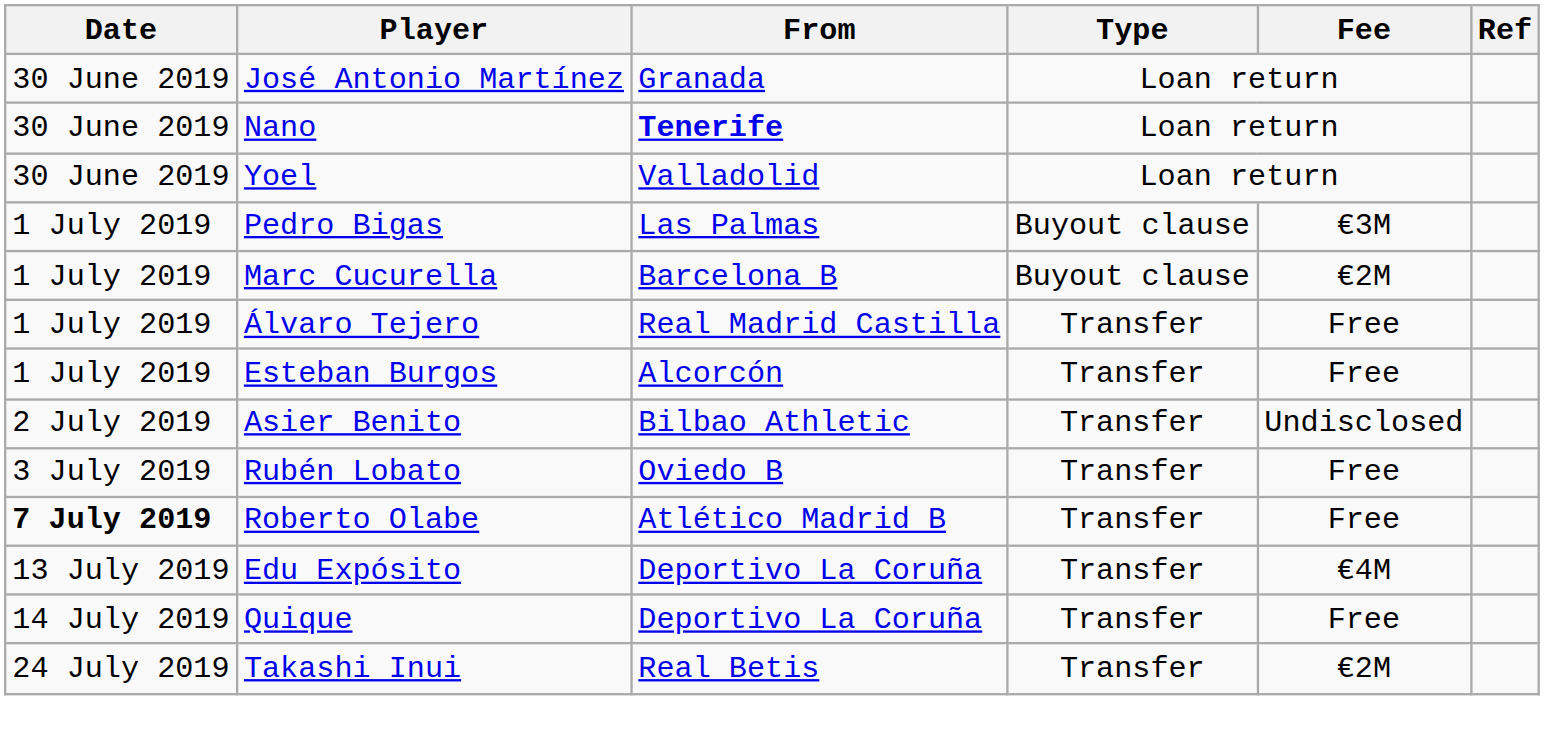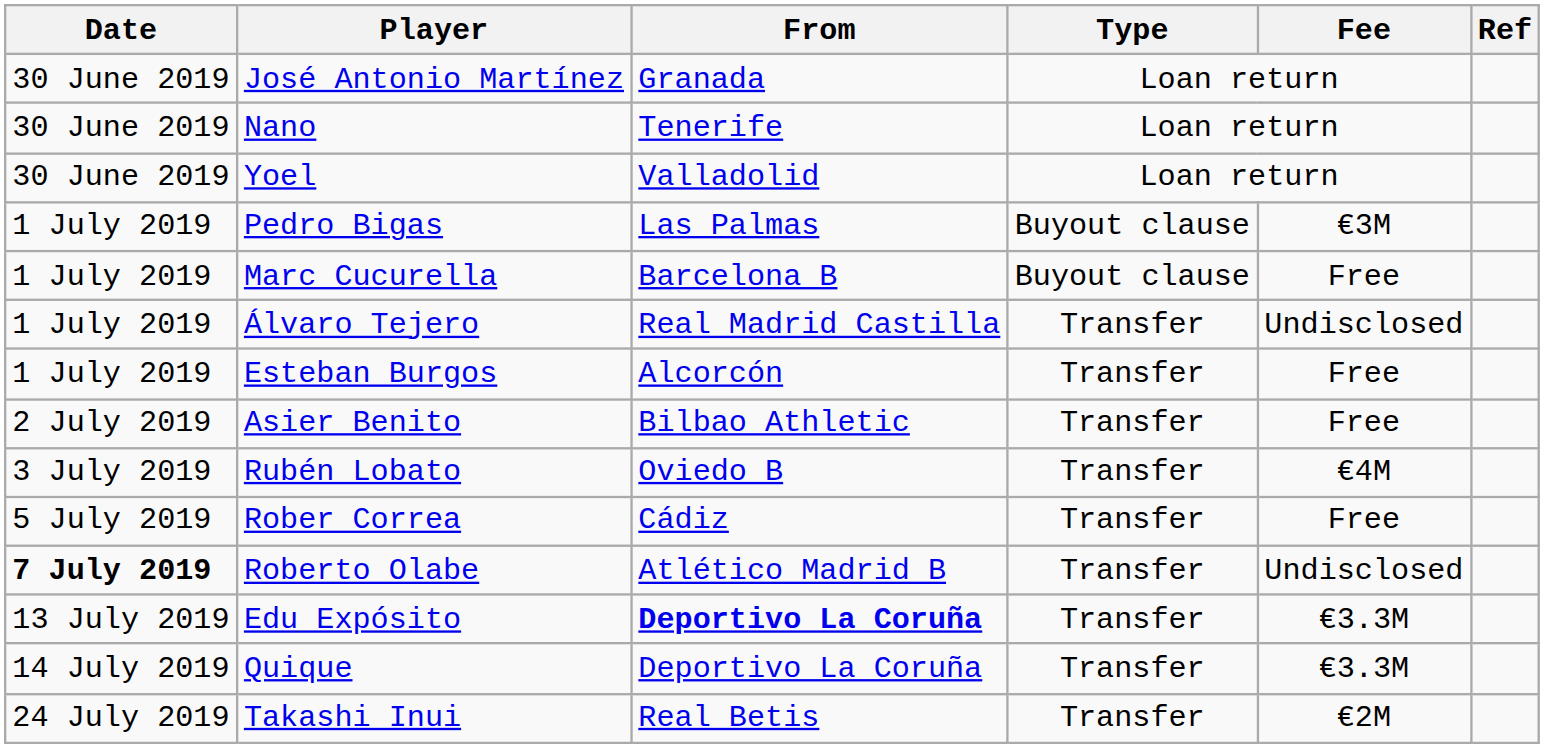(711, 128) bold -> (711, 128) normal
(1364, 276) €2M -> (1364, 276) Free
(1364, 325) Free -> (1364, 325) Undisclosed
(1364, 423) Undisclosed -> (1364, 423) Free
(1364, 472) Free -> (1364, 472) €4M
+ row: (353, 521)
(1364, 521) Free -> (1364, 570) Undisclosed
(810, 570) normal -> (810, 620) bold
(1364, 570) €4M -> (1364, 620) €3.3M
(1364, 620) Free -> (1364, 669) €3.3M
